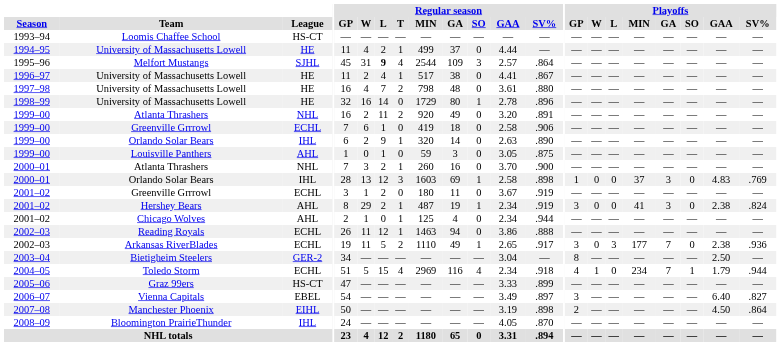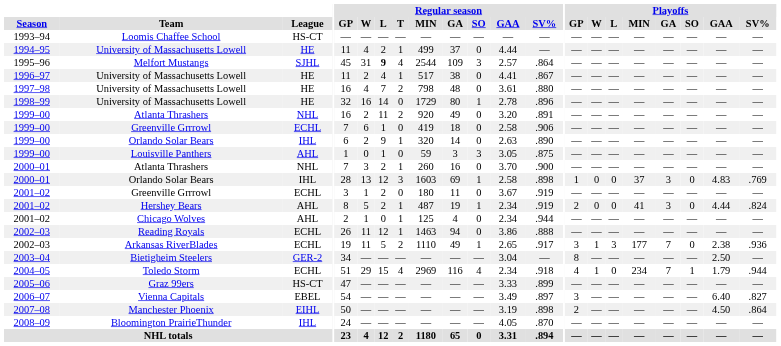(479, 153) 0 -> (479, 153) 3
(366, 205) 29 -> (366, 205) 5
(576, 205) 3 -> (576, 205) 2
(721, 205) 2.38 -> (721, 205) 4.44
(597, 244) 0 -> (597, 244) 1
(366, 270) 5 -> (366, 270) 29
